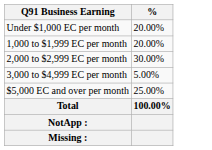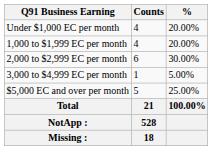+ column: (149, 12)
